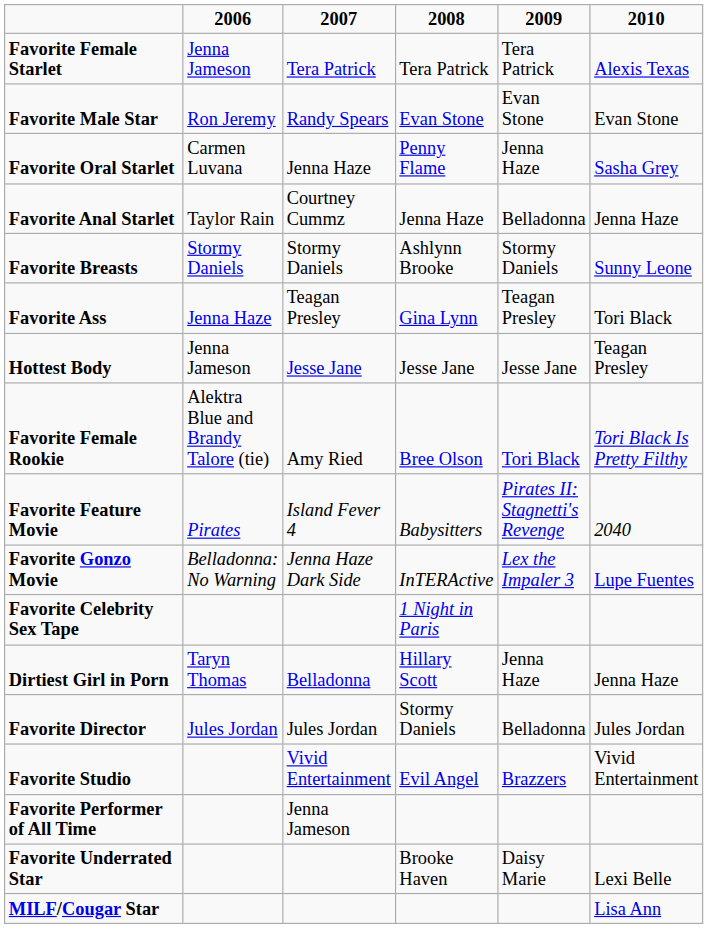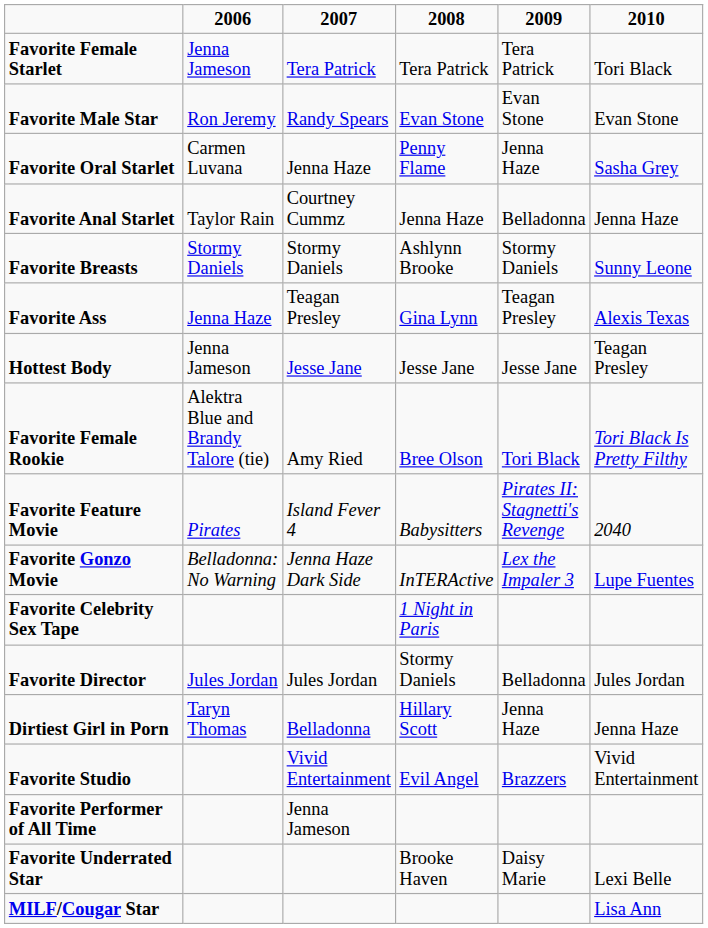(642, 68) Alexis Texas -> (633, 68) Tori Black
(633, 318) Tori Black -> (642, 318) Alexis Texas
rows swapped: (77, 729) <-> (89, 679)
